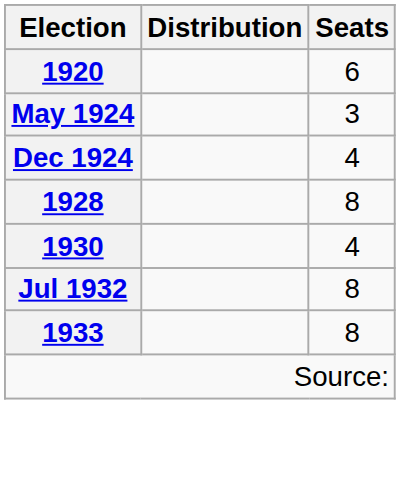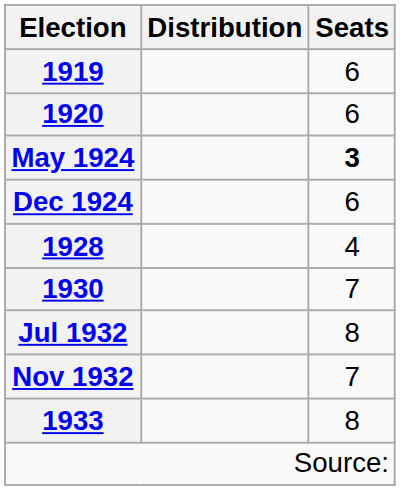+ row: (73, 71)
(352, 115) normal -> (352, 158) bold
(352, 158) 4 -> (352, 202) 6
(352, 202) 8 -> (352, 246) 4
(352, 246) 4 -> (352, 289) 7
+ row: (73, 377)
